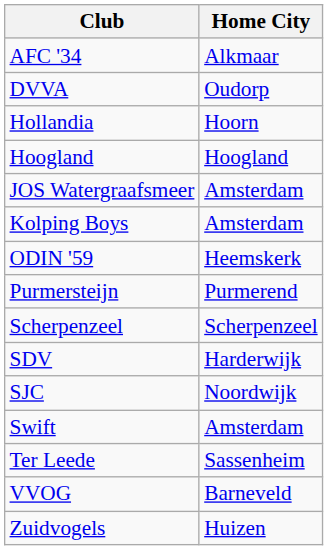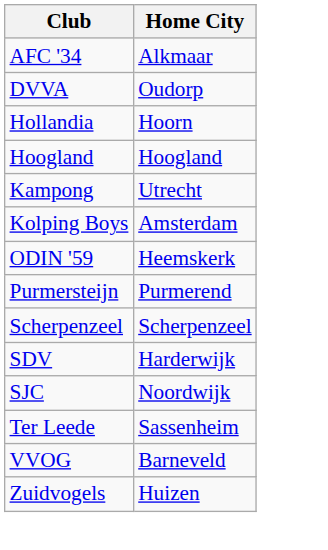- row: (102, 190)
+ row: (52, 190)
- row: (33, 426)
